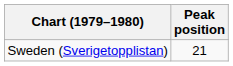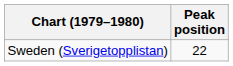(199, 50) 21 -> (199, 50) 22
